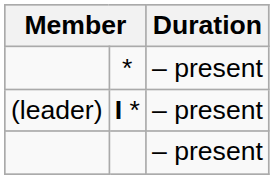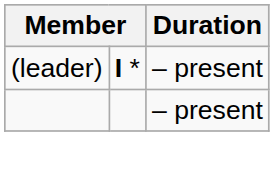- row: (127, 67)
